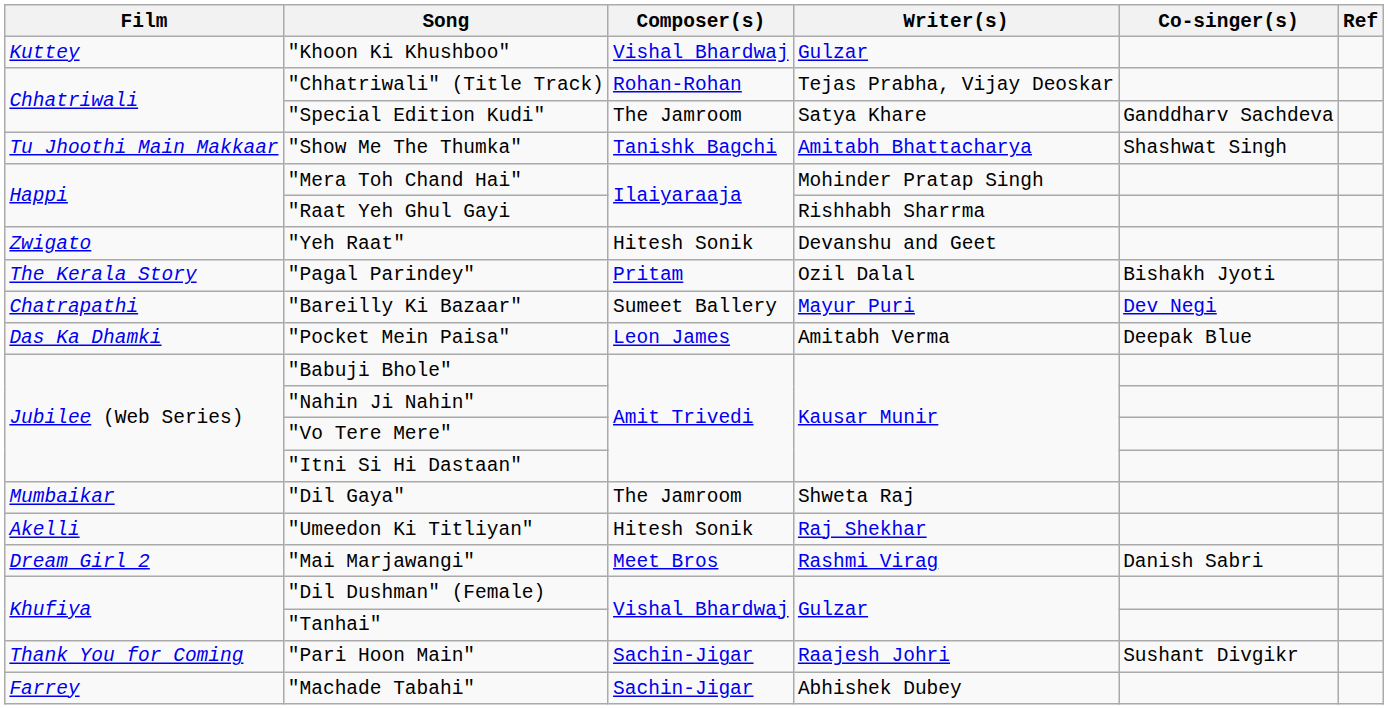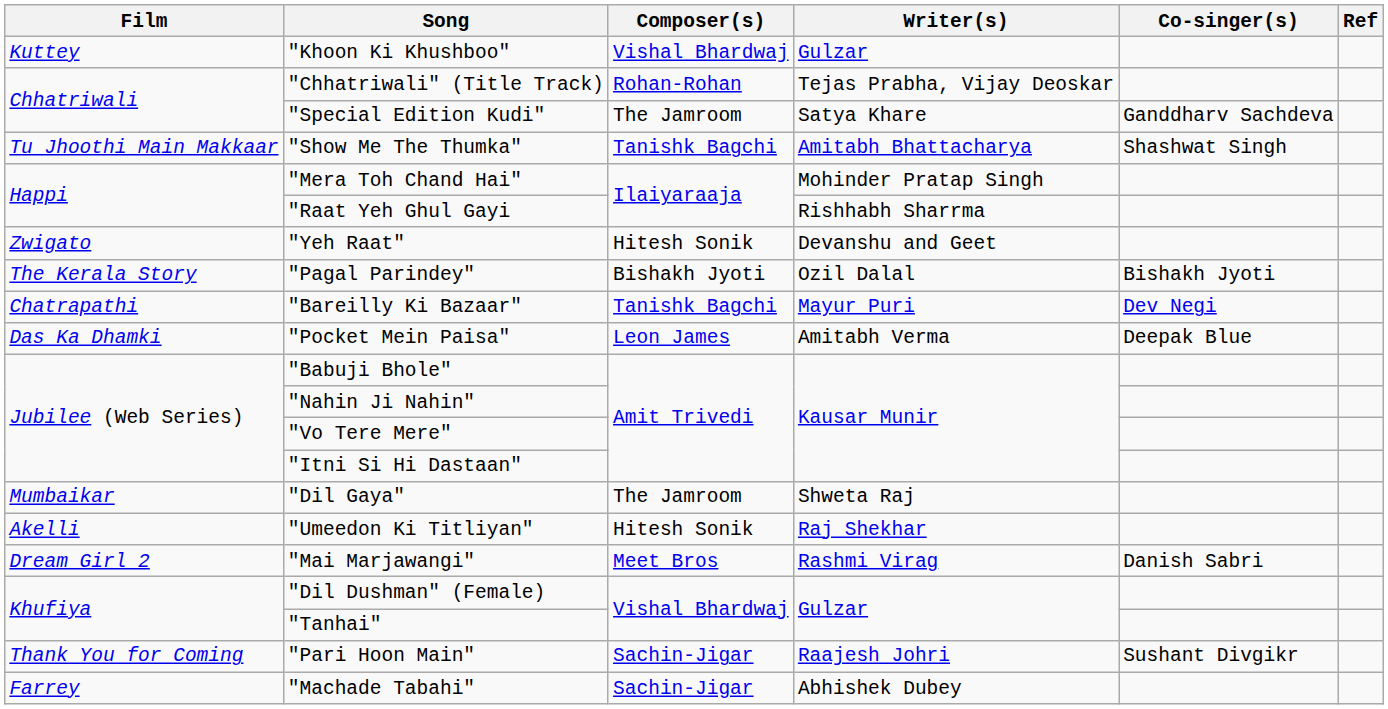(648, 275) Pritam -> (689, 275) Bishakh Jyoti
(695, 307) Sumeet Ballery -> (695, 307) Tanishk Bagchi
